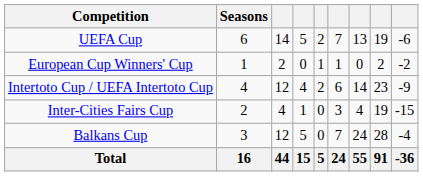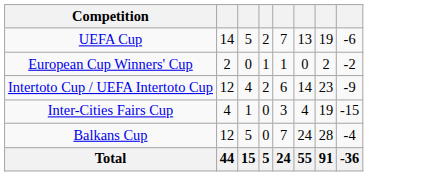- column: (244, 16)
